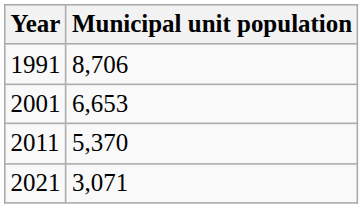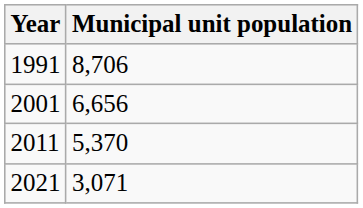(100, 103) 6,653 -> (100, 103) 6,656
